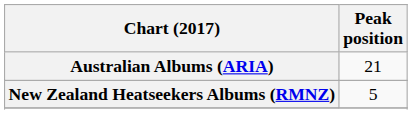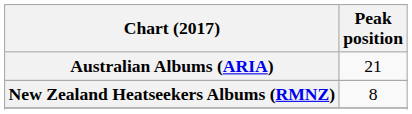(373, 94) 5 -> (373, 94) 8
